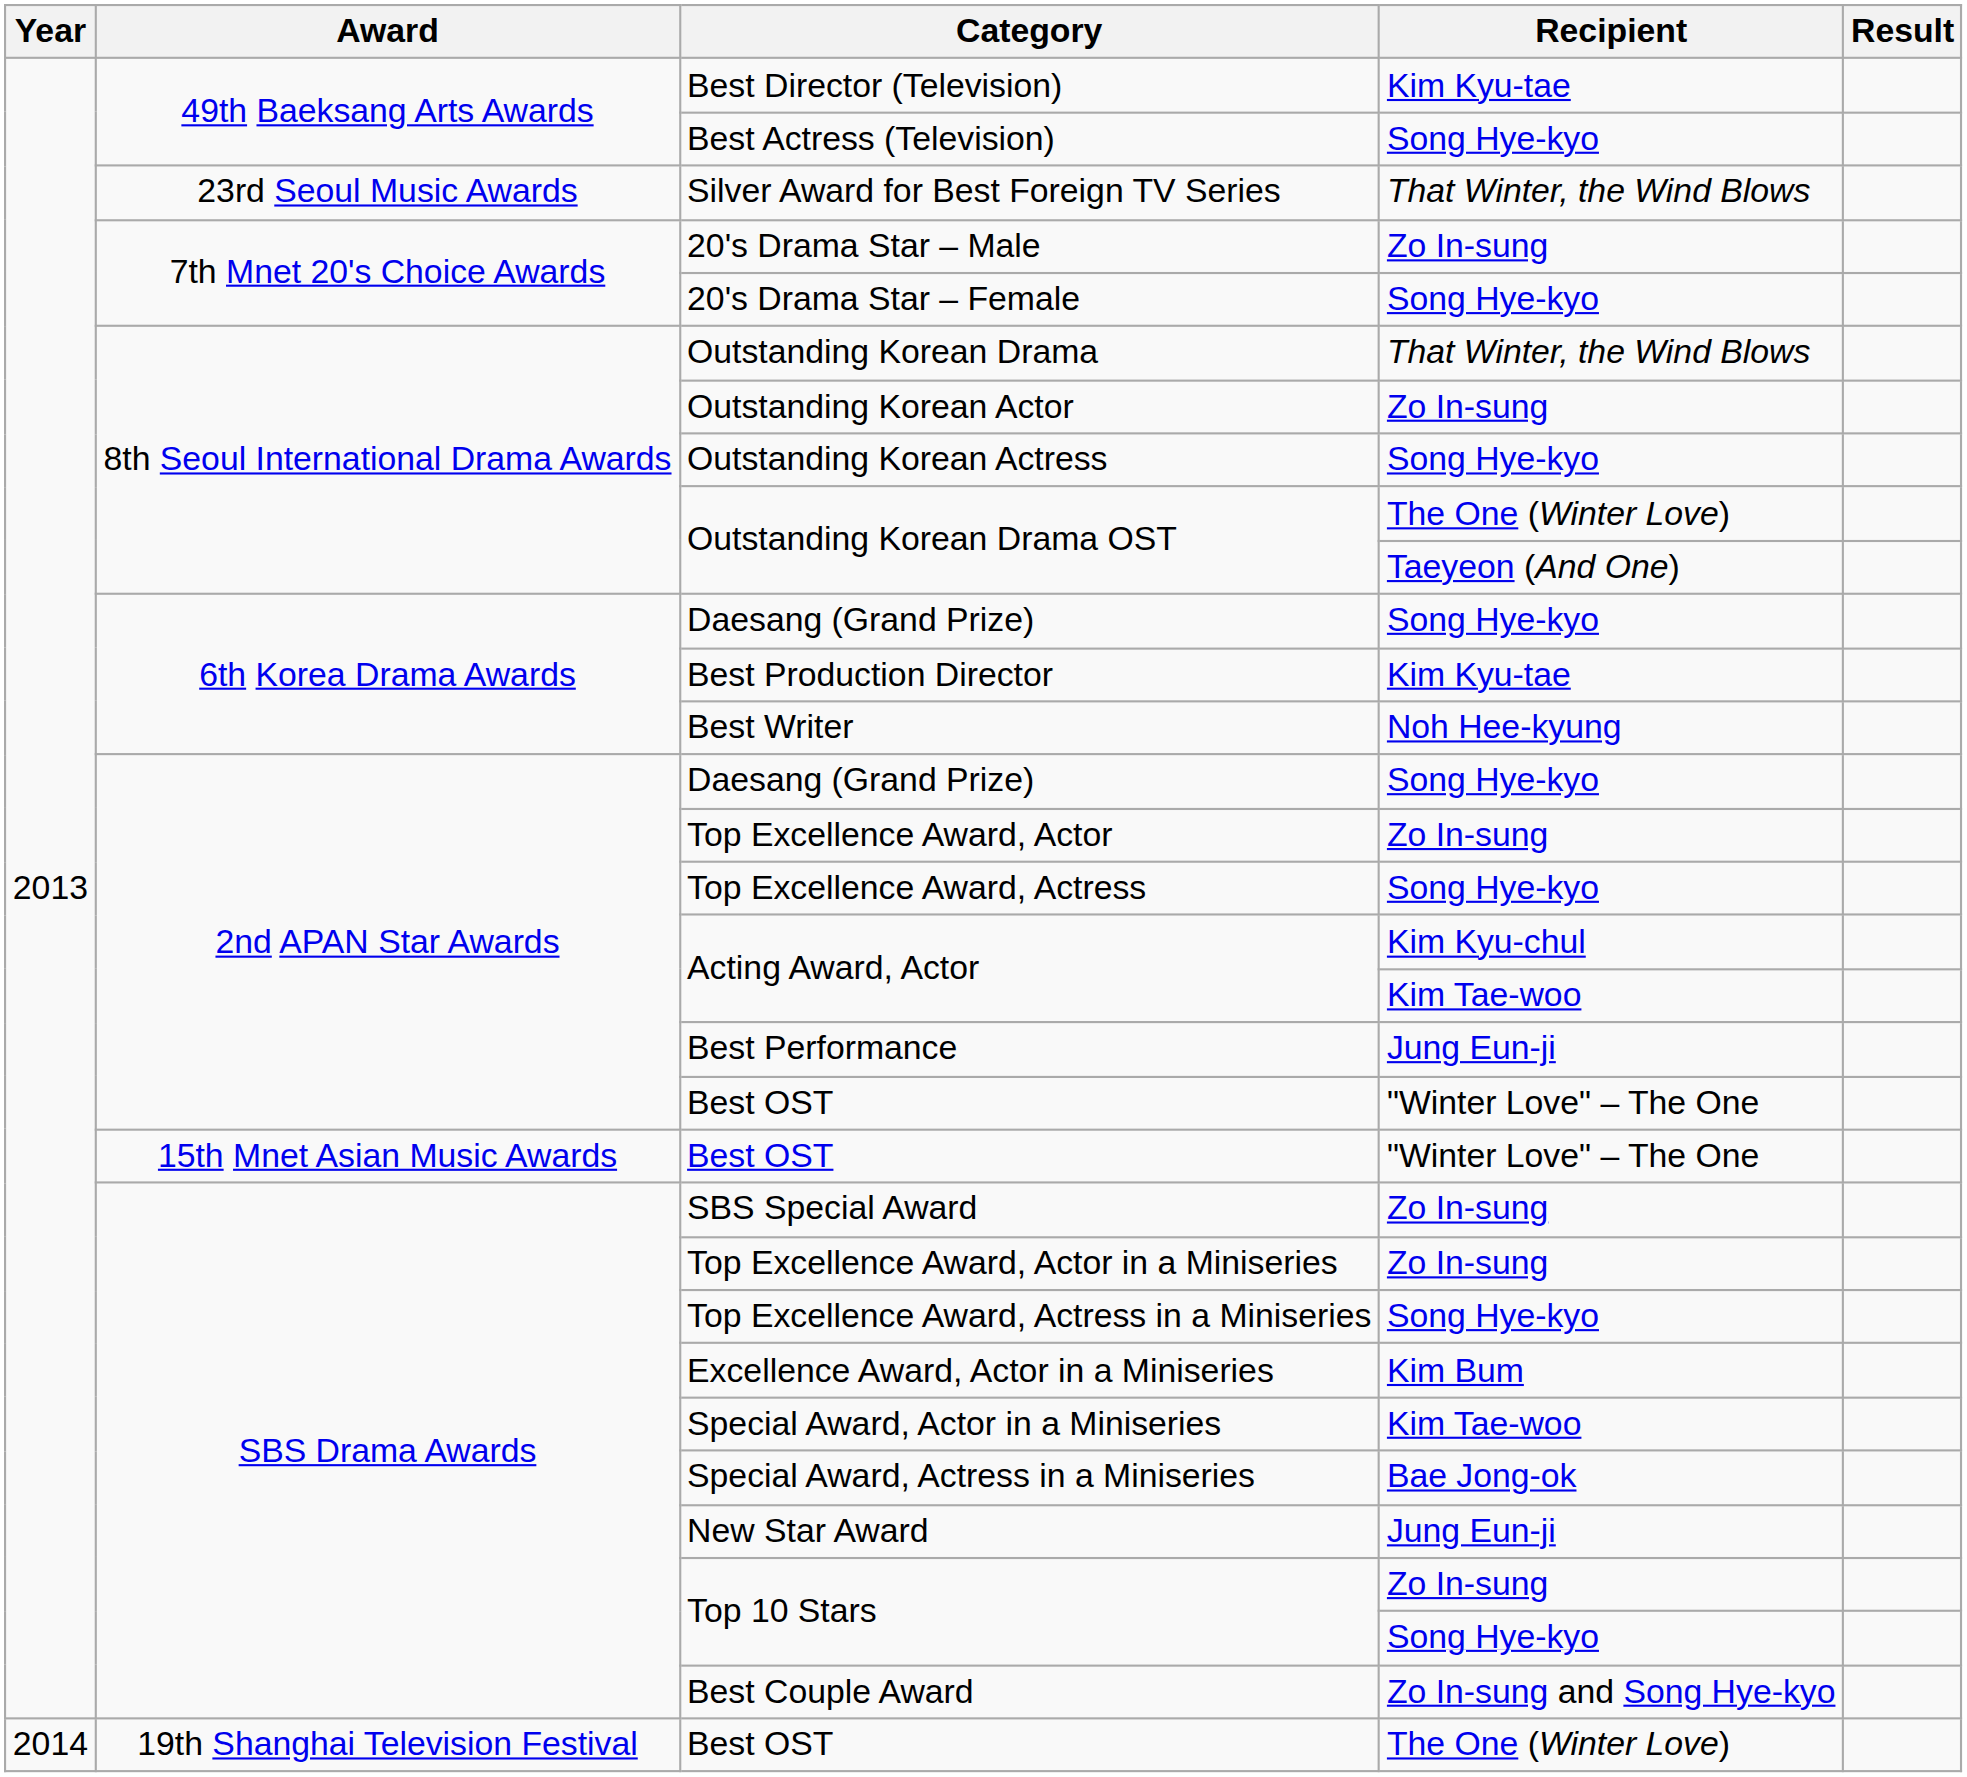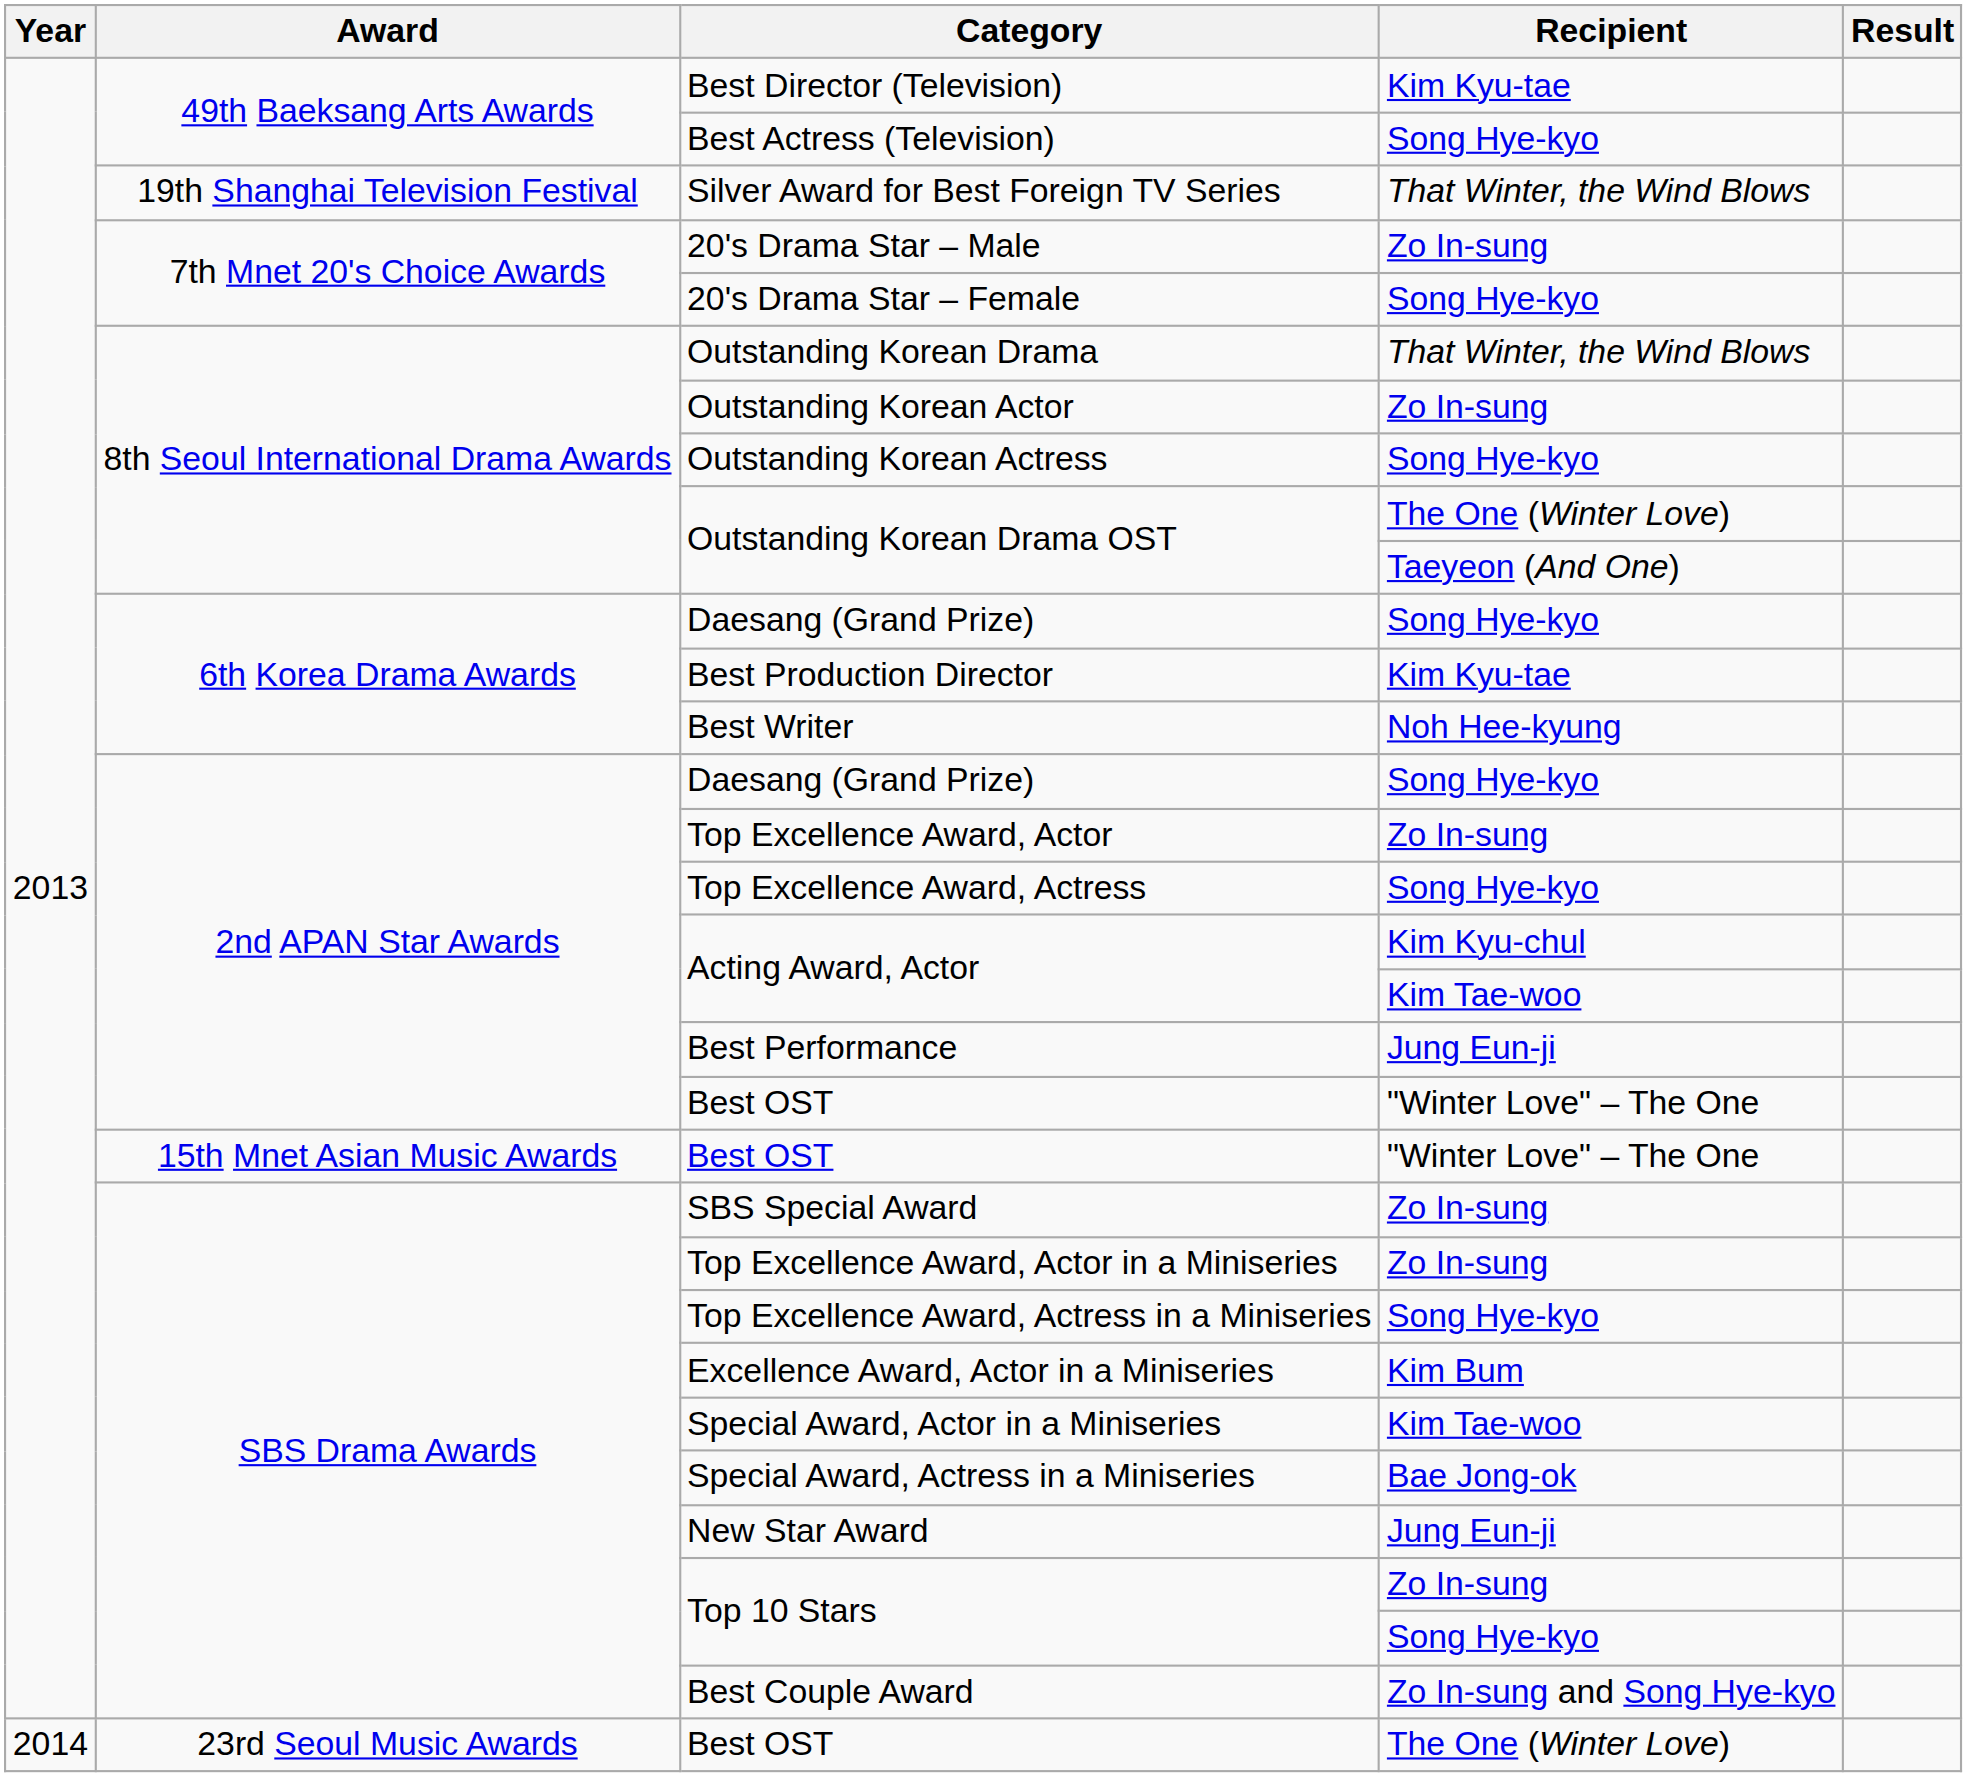(387, 191) 23rd Seoul Music Awards -> (388, 191) 19th Shanghai Television Festival
(388, 1744) 19th Shanghai Television Festival -> (387, 1744) 23rd Seoul Music Awards
